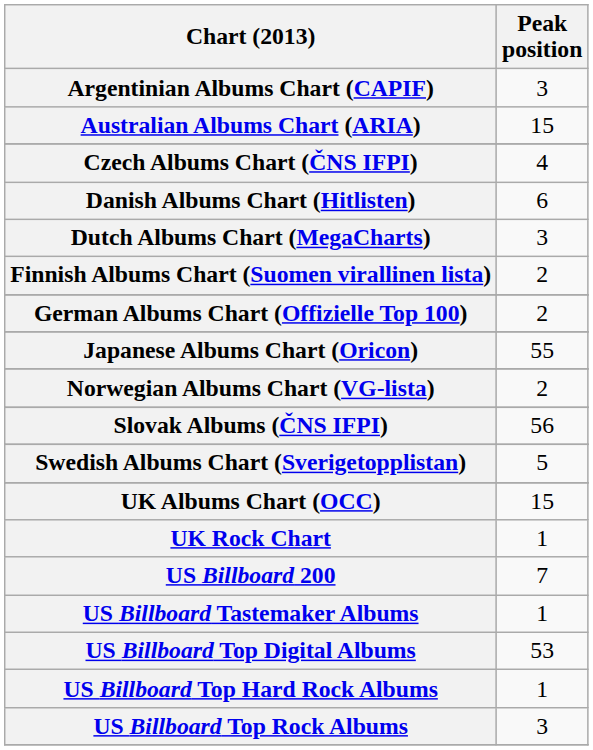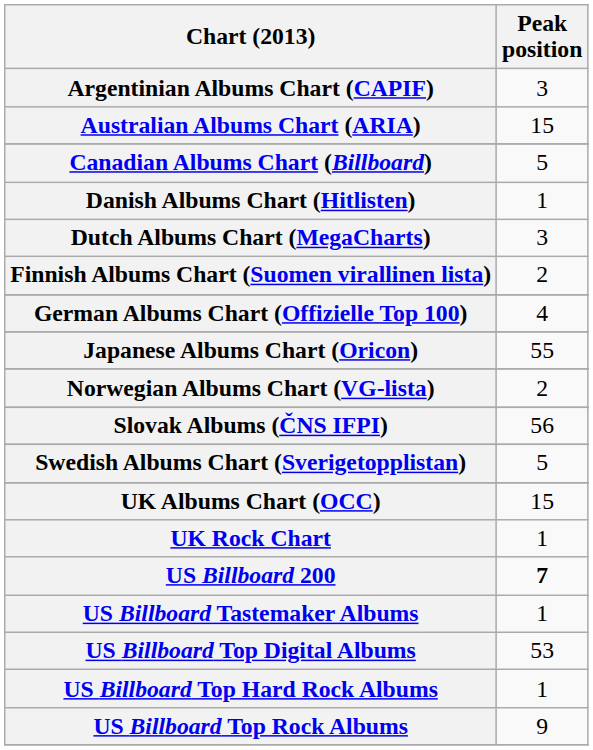+ row: (251, 162)
- row: (251, 162)
(542, 200) 6 -> (542, 200) 1
(542, 312) 2 -> (542, 312) 4
(542, 575) normal -> (542, 575) bold
(542, 725) 3 -> (542, 725) 9
